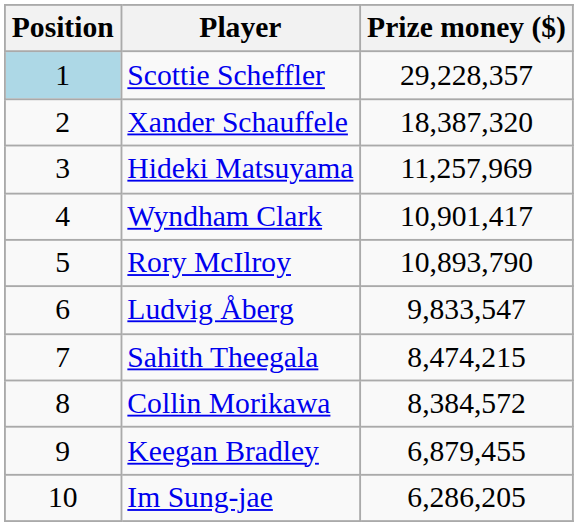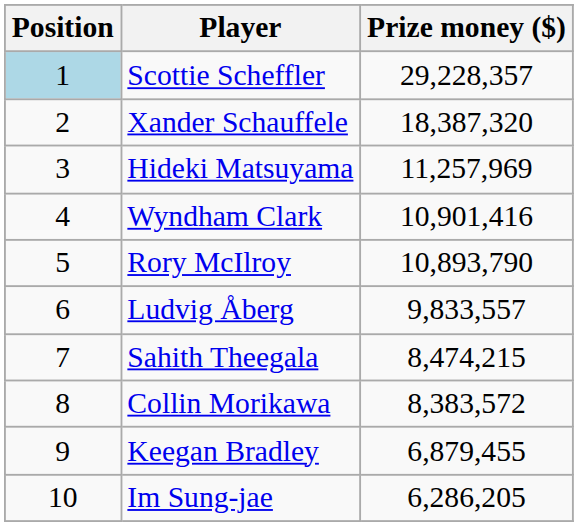(467, 215) 10,901,417 -> (467, 215) 10,901,416
(467, 309) 9,833,547 -> (467, 309) 9,833,557
(467, 403) 8,384,572 -> (467, 403) 8,383,572
